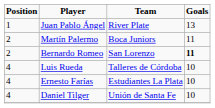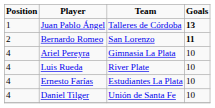(129, 25) River Plate -> (145, 25) Talleres de Córdoba
(191, 25) normal -> (191, 25) bold
- row: (69, 39)
+ row: (65, 53)
(145, 67) Talleres de Córdoba -> (129, 67) River Plate
